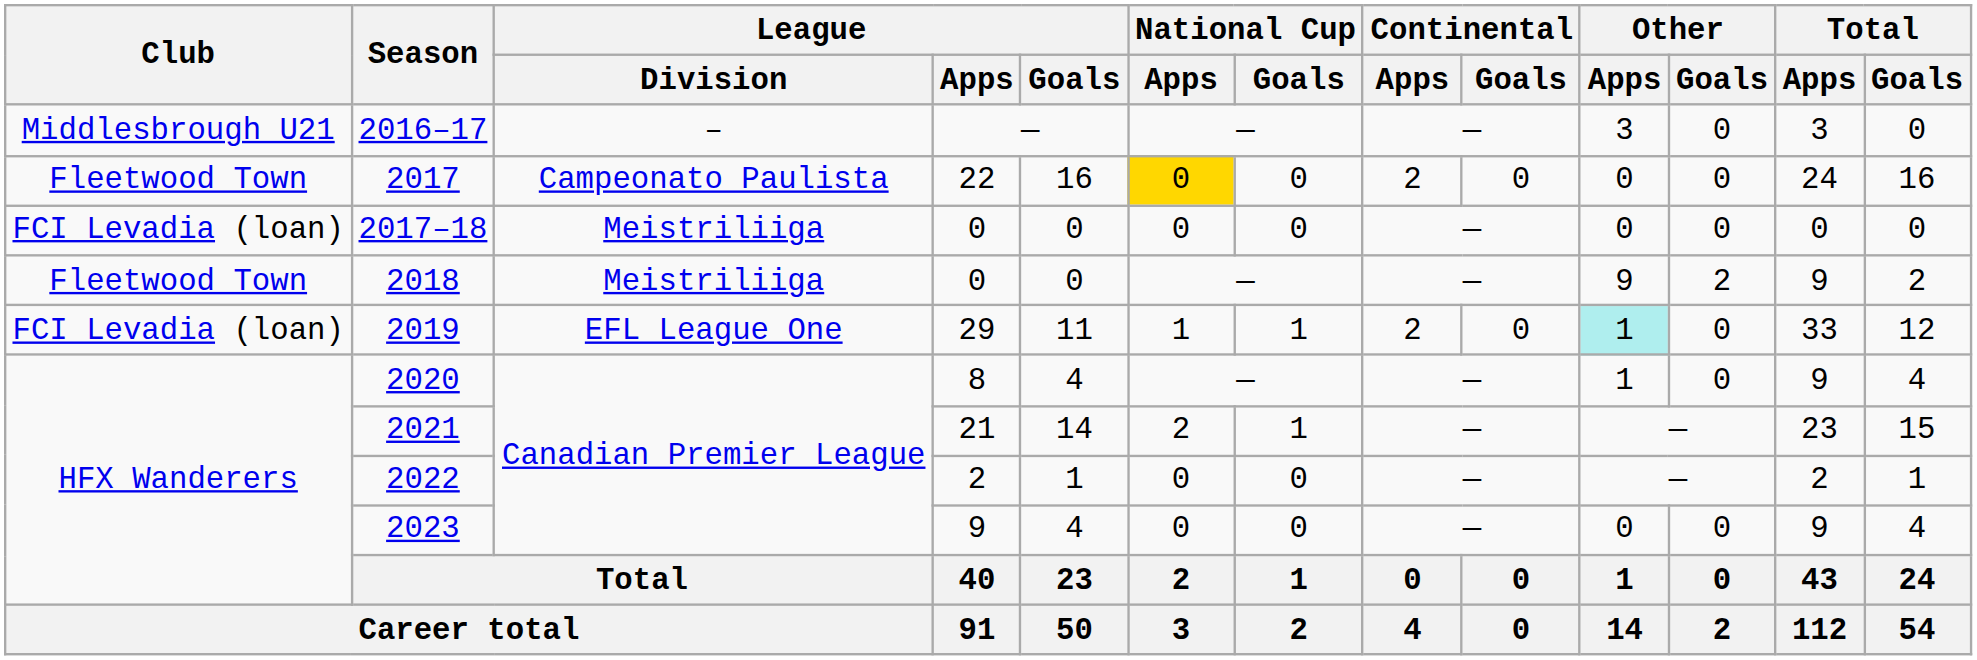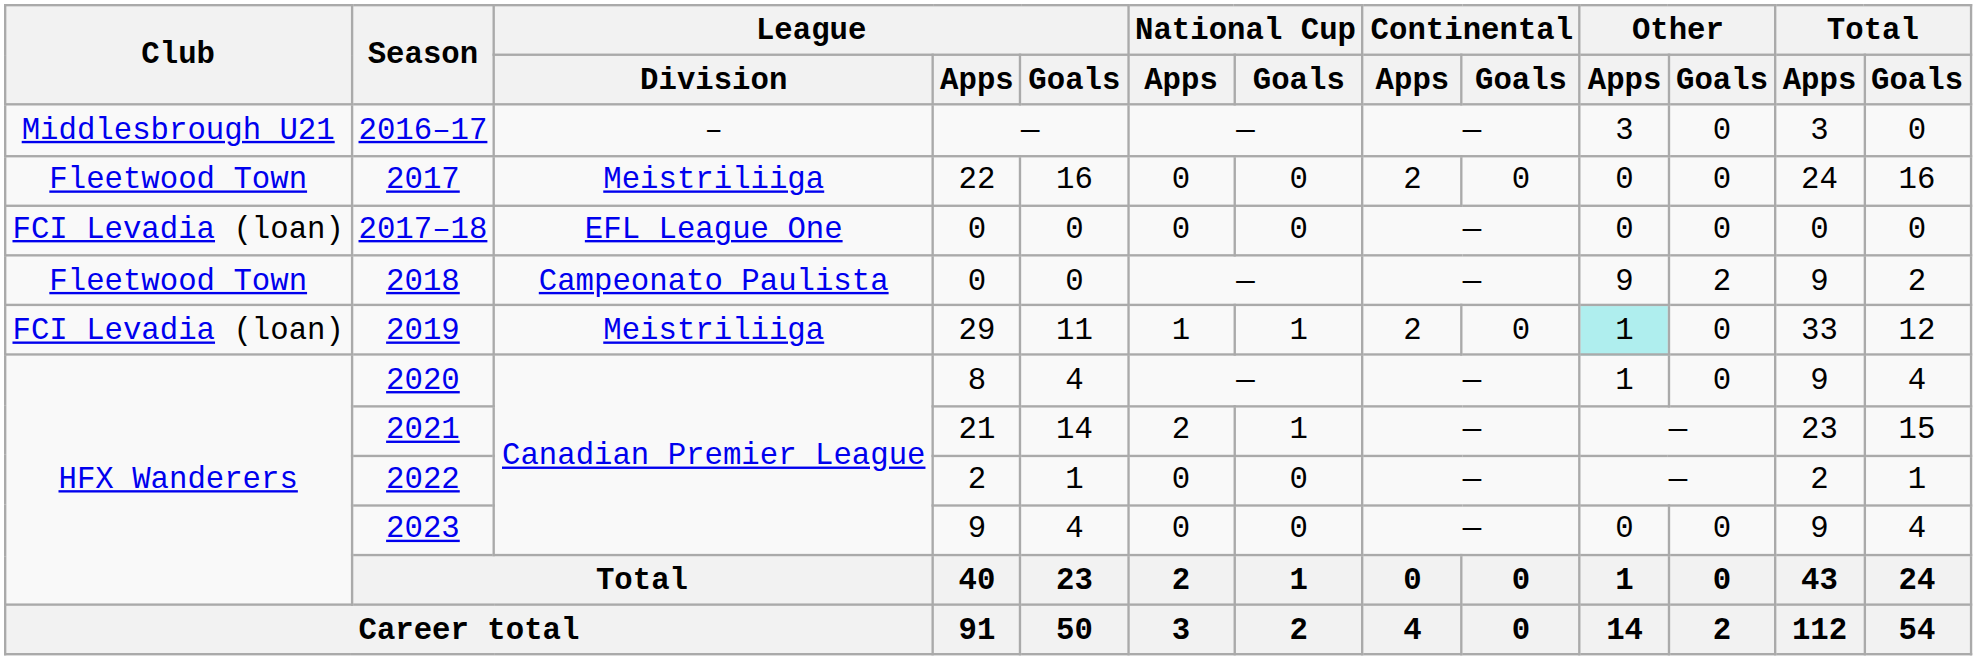(714, 180) Campeonato Paulista -> (714, 180) Meistriliiga
(1181, 180) gold background -> (1181, 180) no background
(714, 230) Meistriliiga -> (714, 230) EFL League One
(714, 280) Meistriliiga -> (714, 280) Campeonato Paulista
(714, 330) EFL League One -> (714, 330) Meistriliiga
